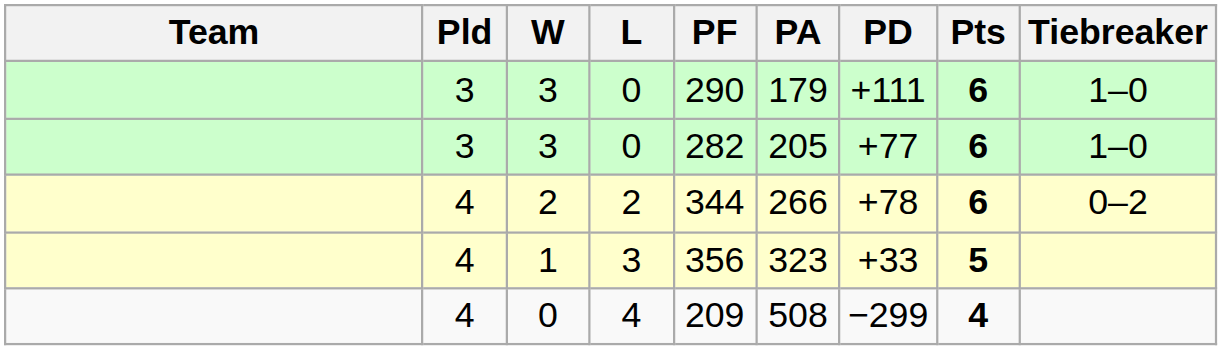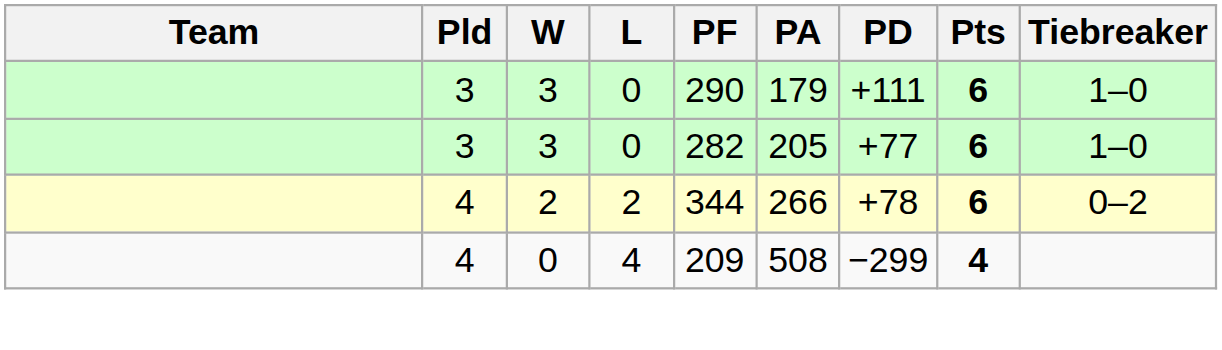- row: (548, 259)
